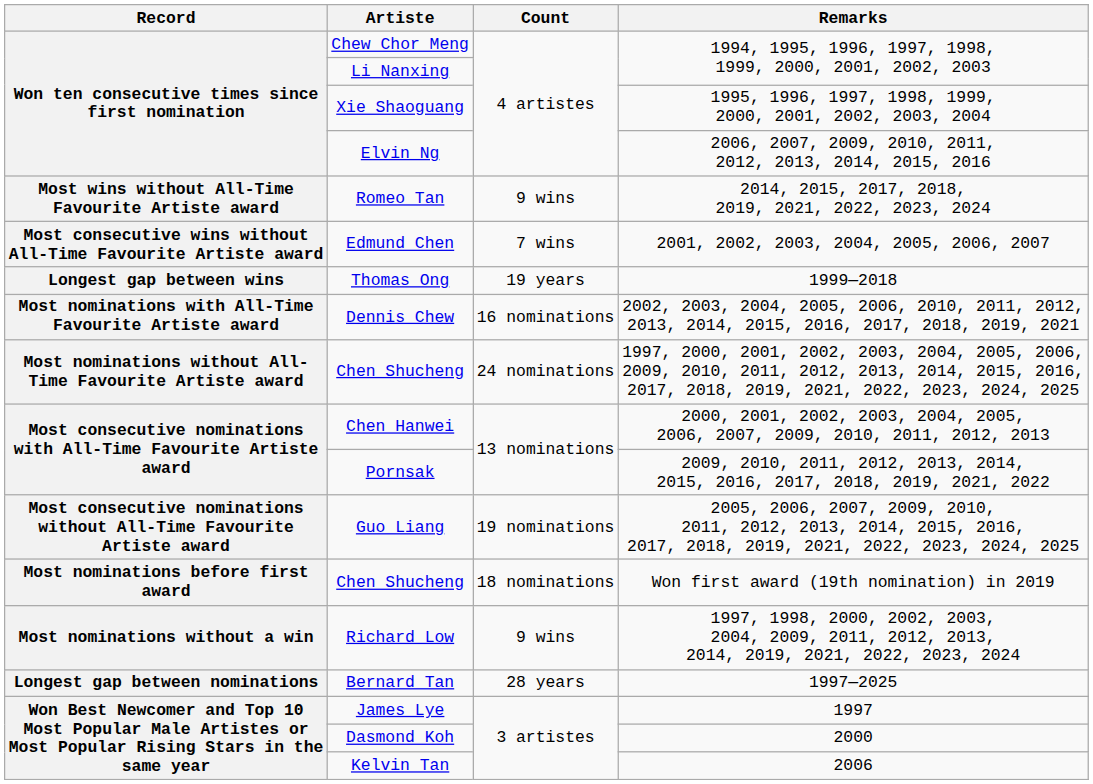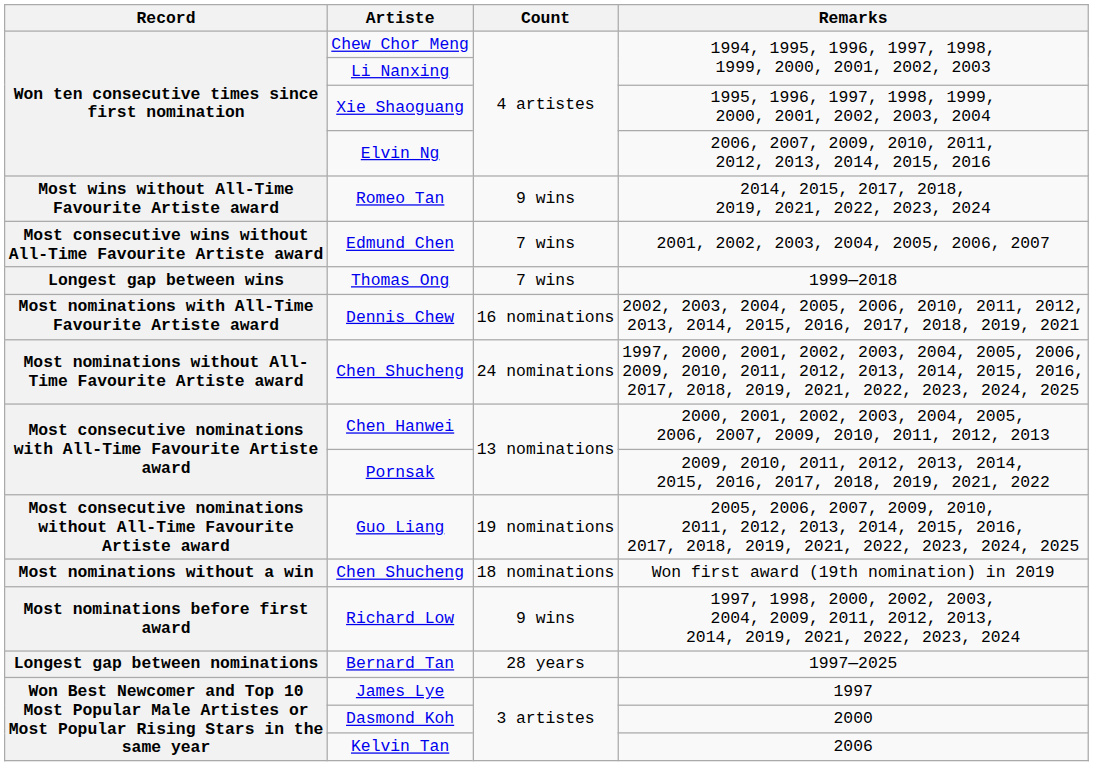(546, 280) 19 years -> (546, 280) 7 wins
(166, 582) Most nominations before first award -> (166, 573) Most nominations without a win
(166, 637) Most nominations without a win -> (166, 619) Most nominations before first award
